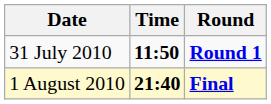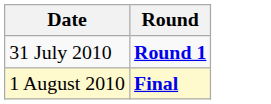- column: (157, 20)
